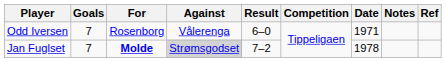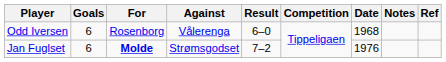(89, 31) 7 -> (89, 31) 6
(367, 31) 1971 -> (367, 31) 1968
(89, 48) 7 -> (89, 48) 6
(204, 48) lightgrey background -> (204, 48) no background
(367, 48) 1978 -> (367, 48) 1976
